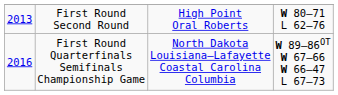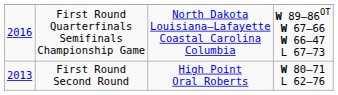rows swapped: (91, 19) <-> (91, 62)
